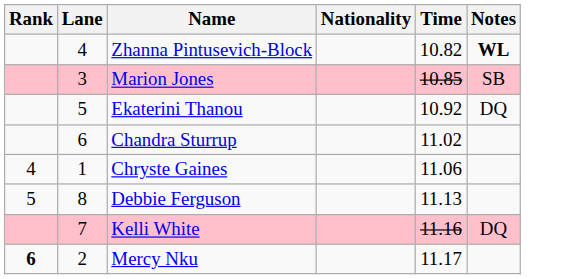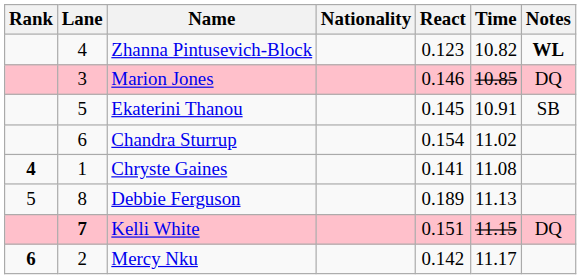+ column: (443, 19)
(494, 79) SB -> (548, 79) DQ
(441, 109) 10.92 -> (496, 109) 10.91
(494, 109) DQ -> (548, 109) SB
(31, 169) normal -> (31, 169) bold
(441, 169) 11.06 -> (496, 169) 11.08
(82, 229) normal -> (82, 229) bold
(441, 229) 11.16 -> (496, 229) 11.15
